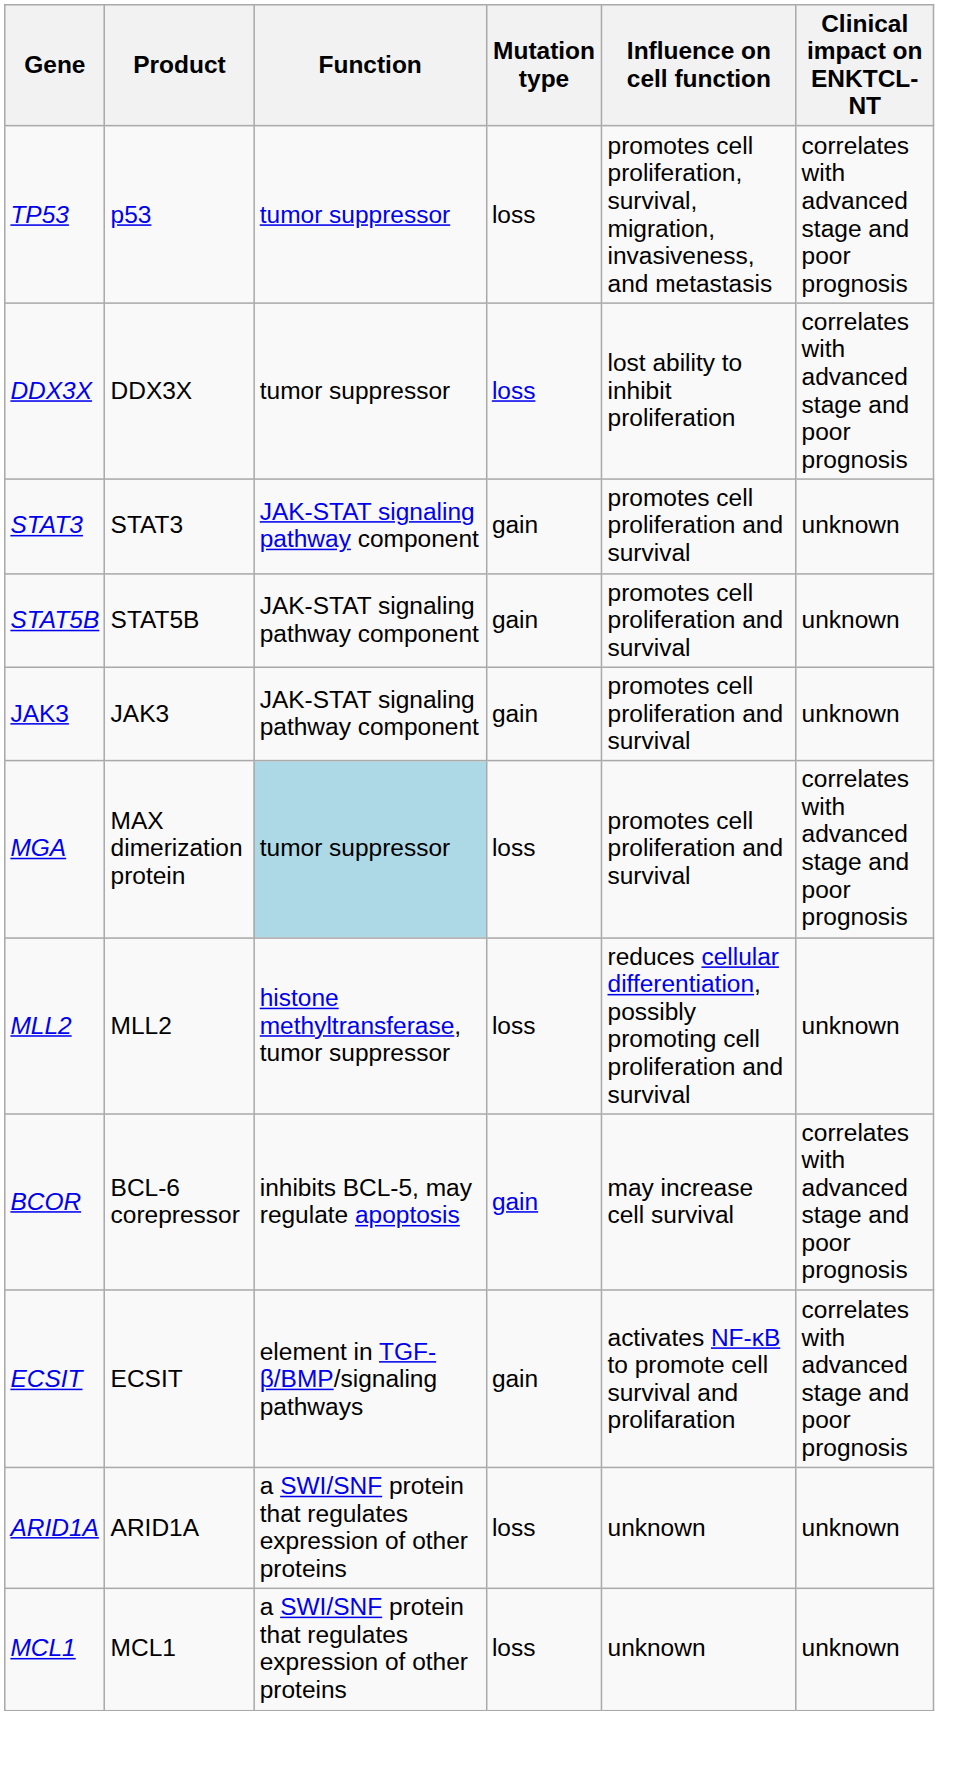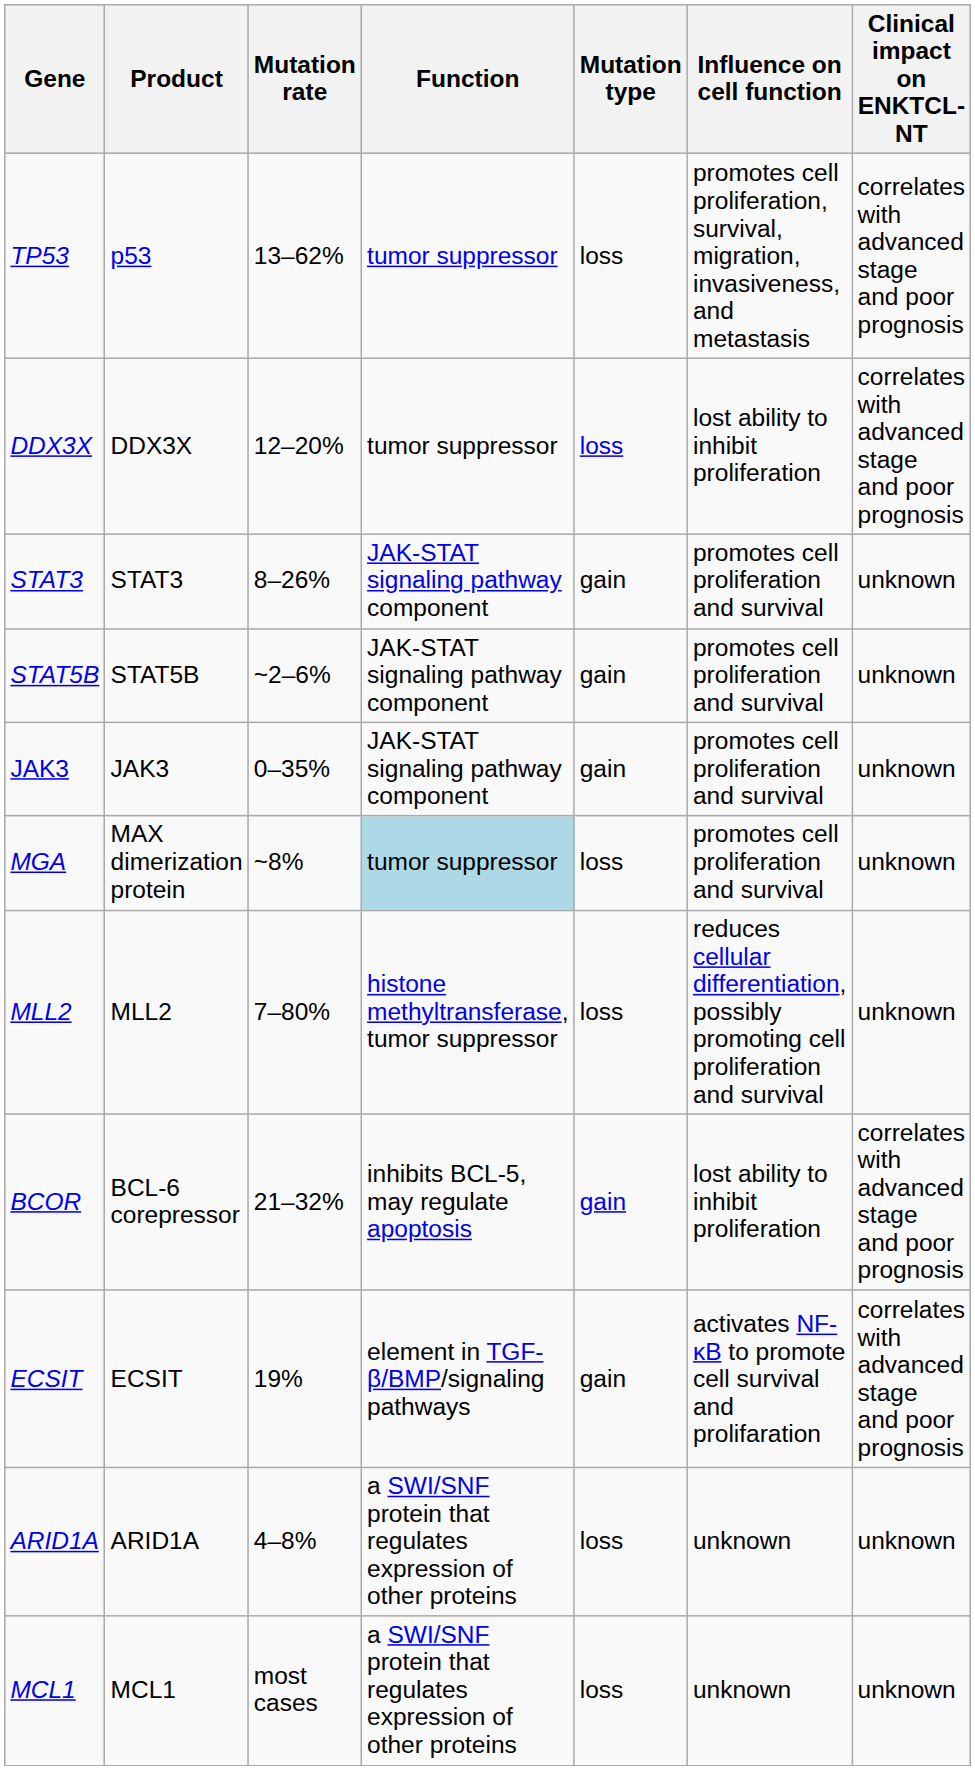+ column: (305, 78)
(855, 848) correlates with advanced stage and poor prognosis -> (907, 862) unknown
(680, 1202) may increase cell survival -> (760, 1202) lost ability to inhibit proliferation
